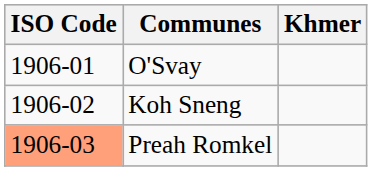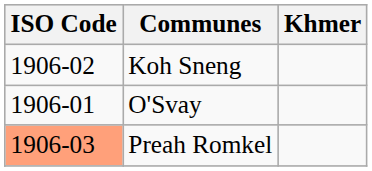rows swapped: (165, 64) <-> (185, 104)
